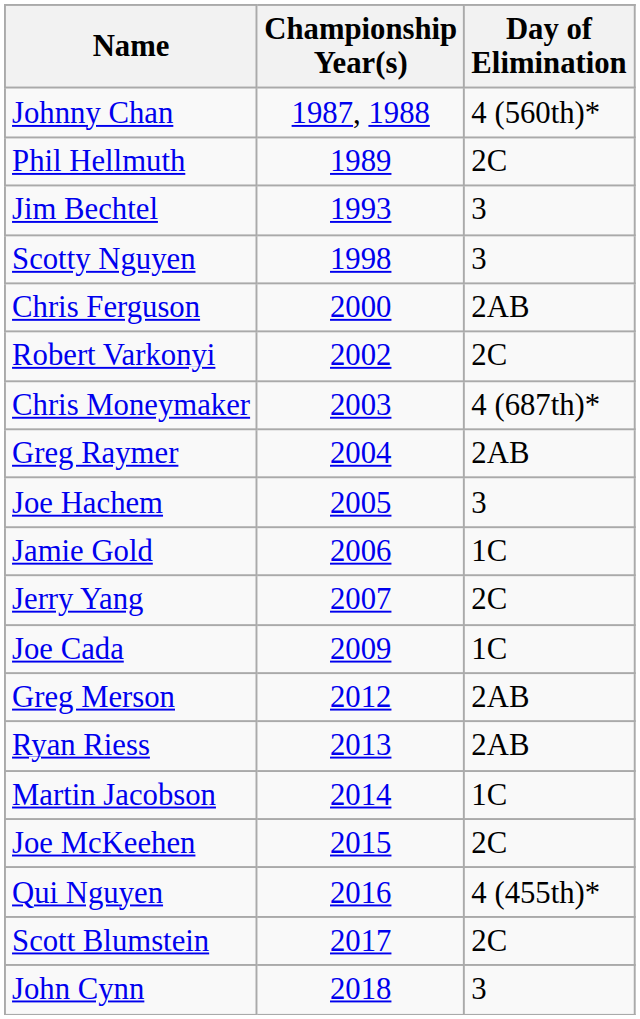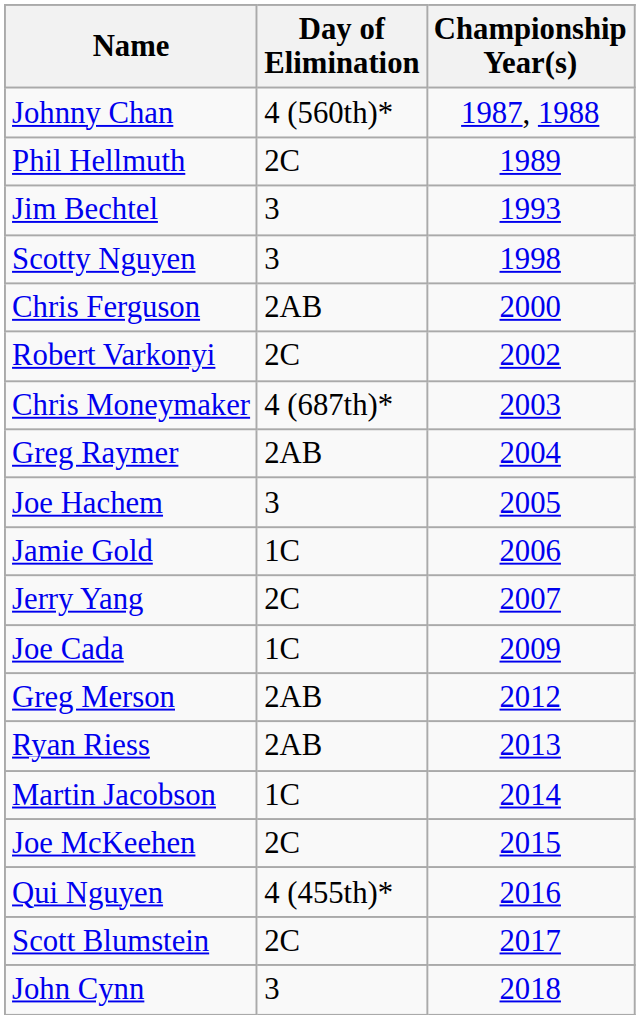columns swapped: (361, 46) <-> (549, 46)
